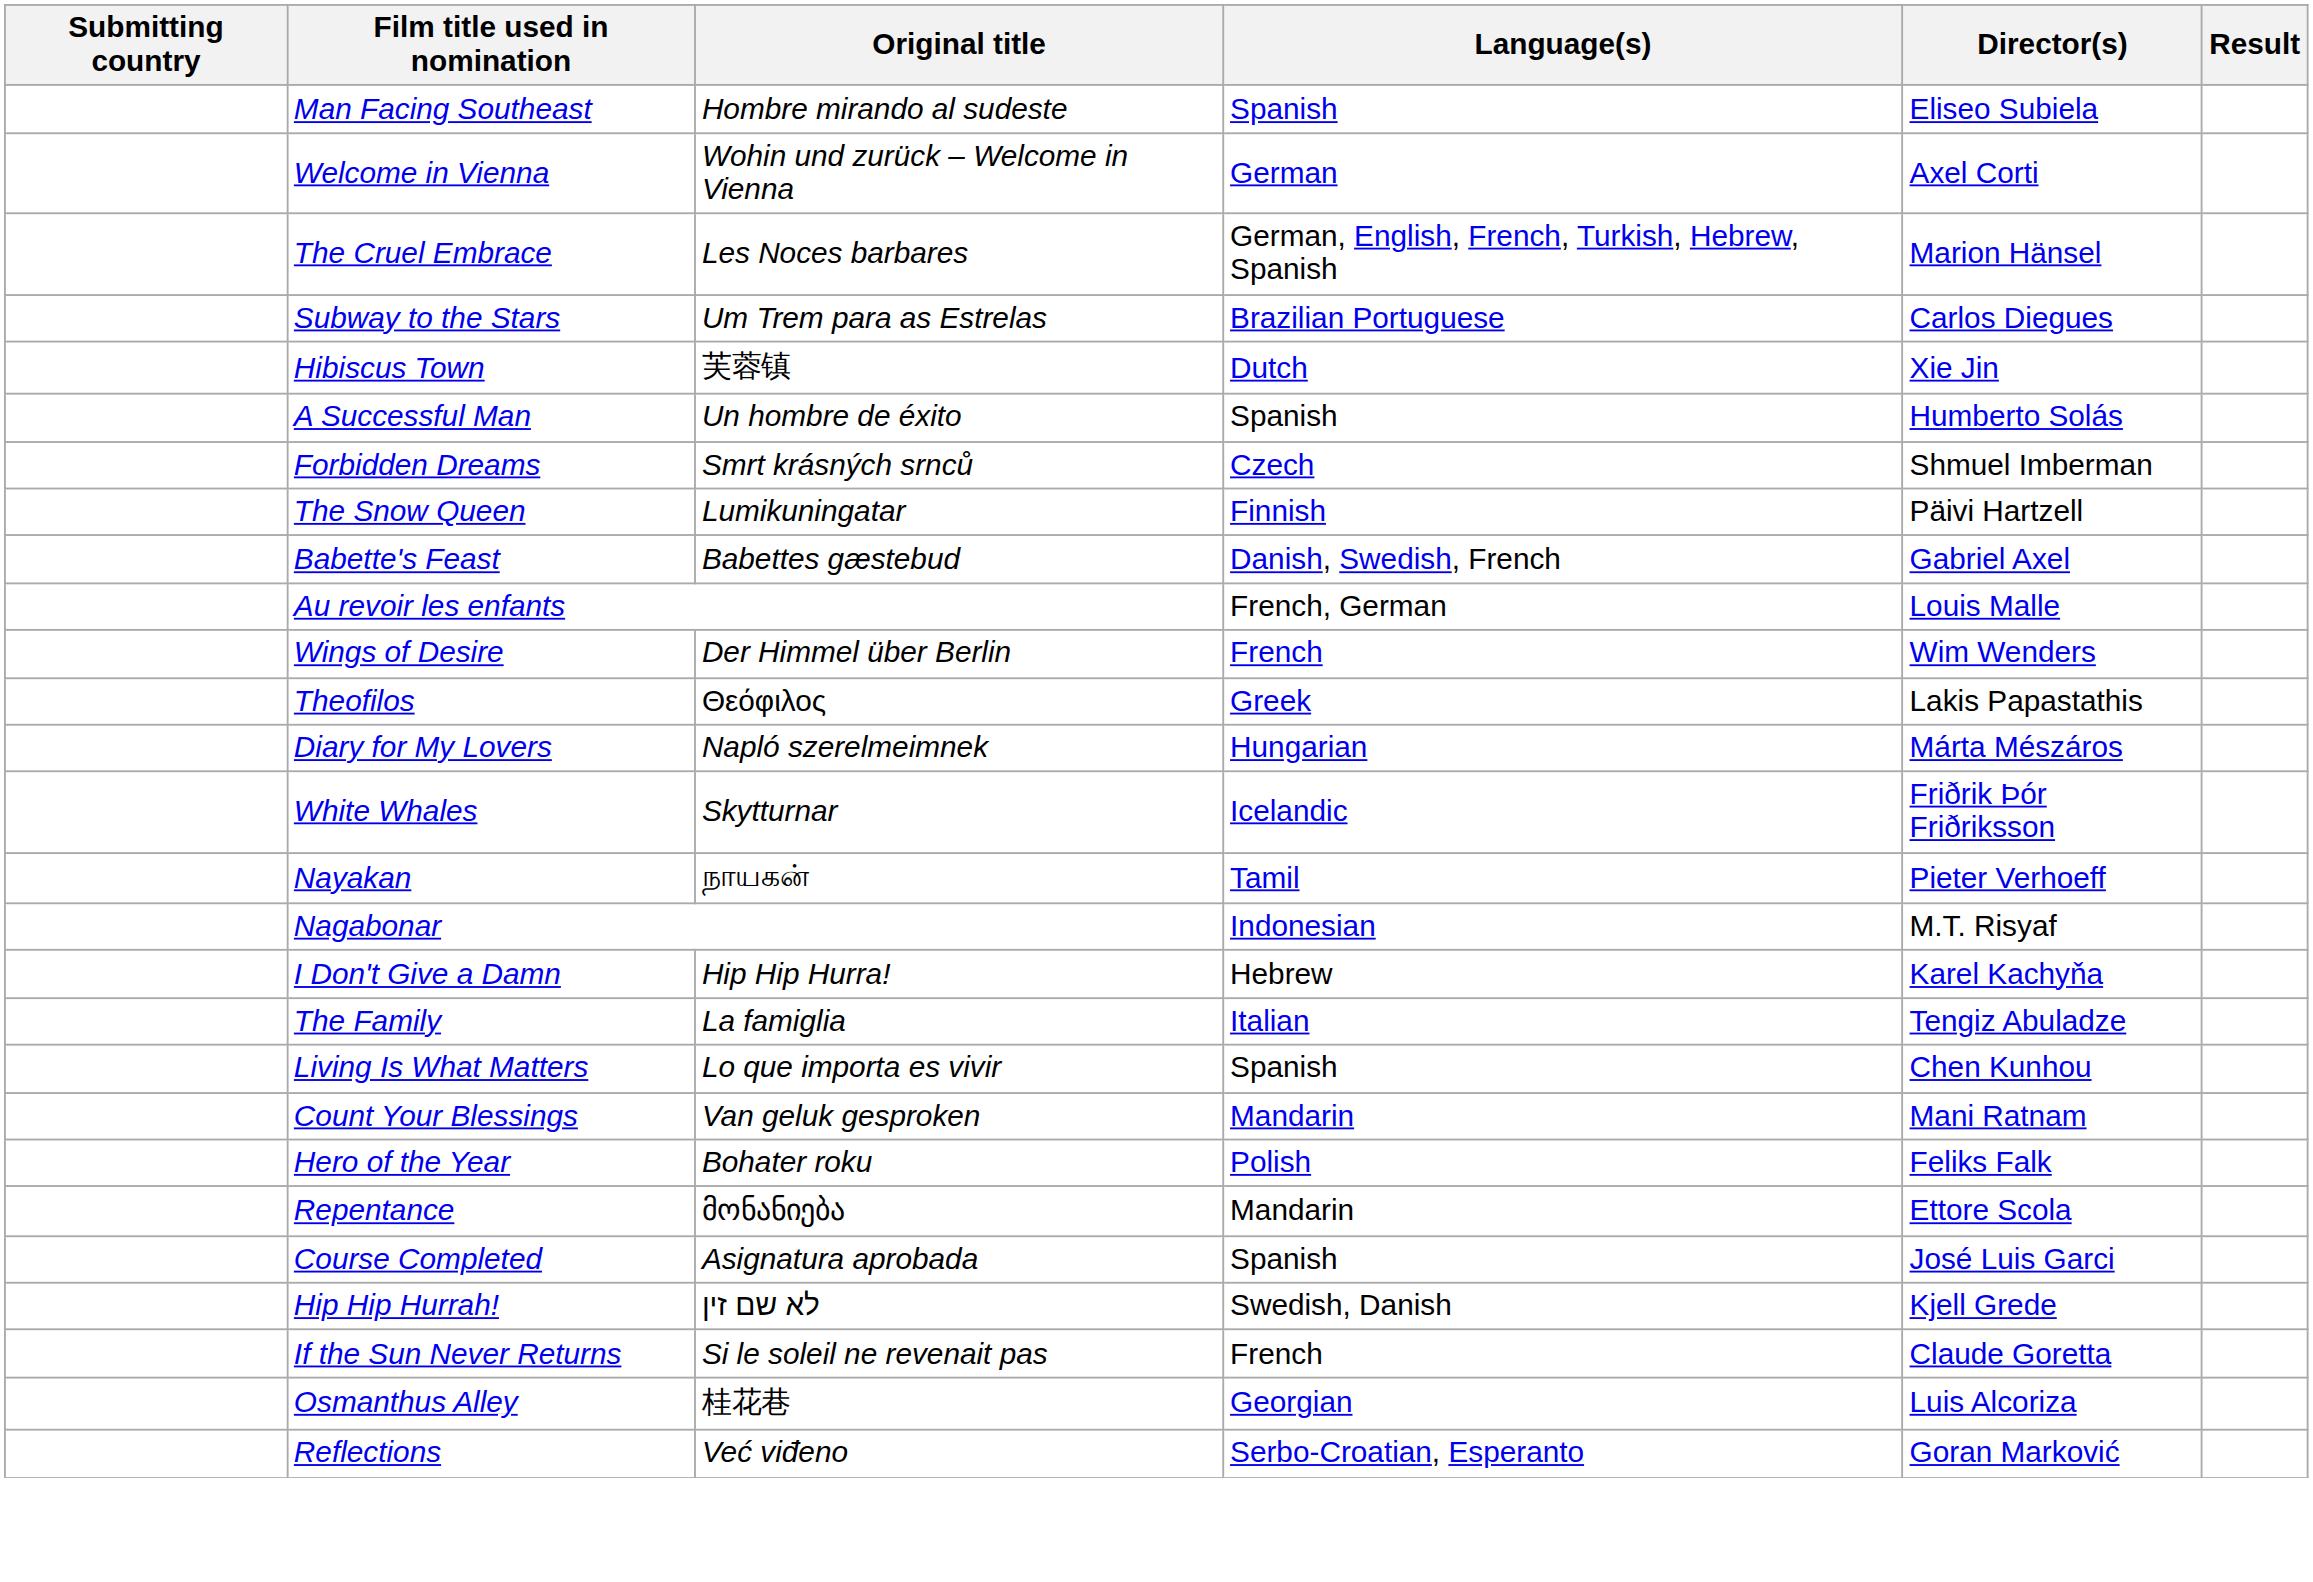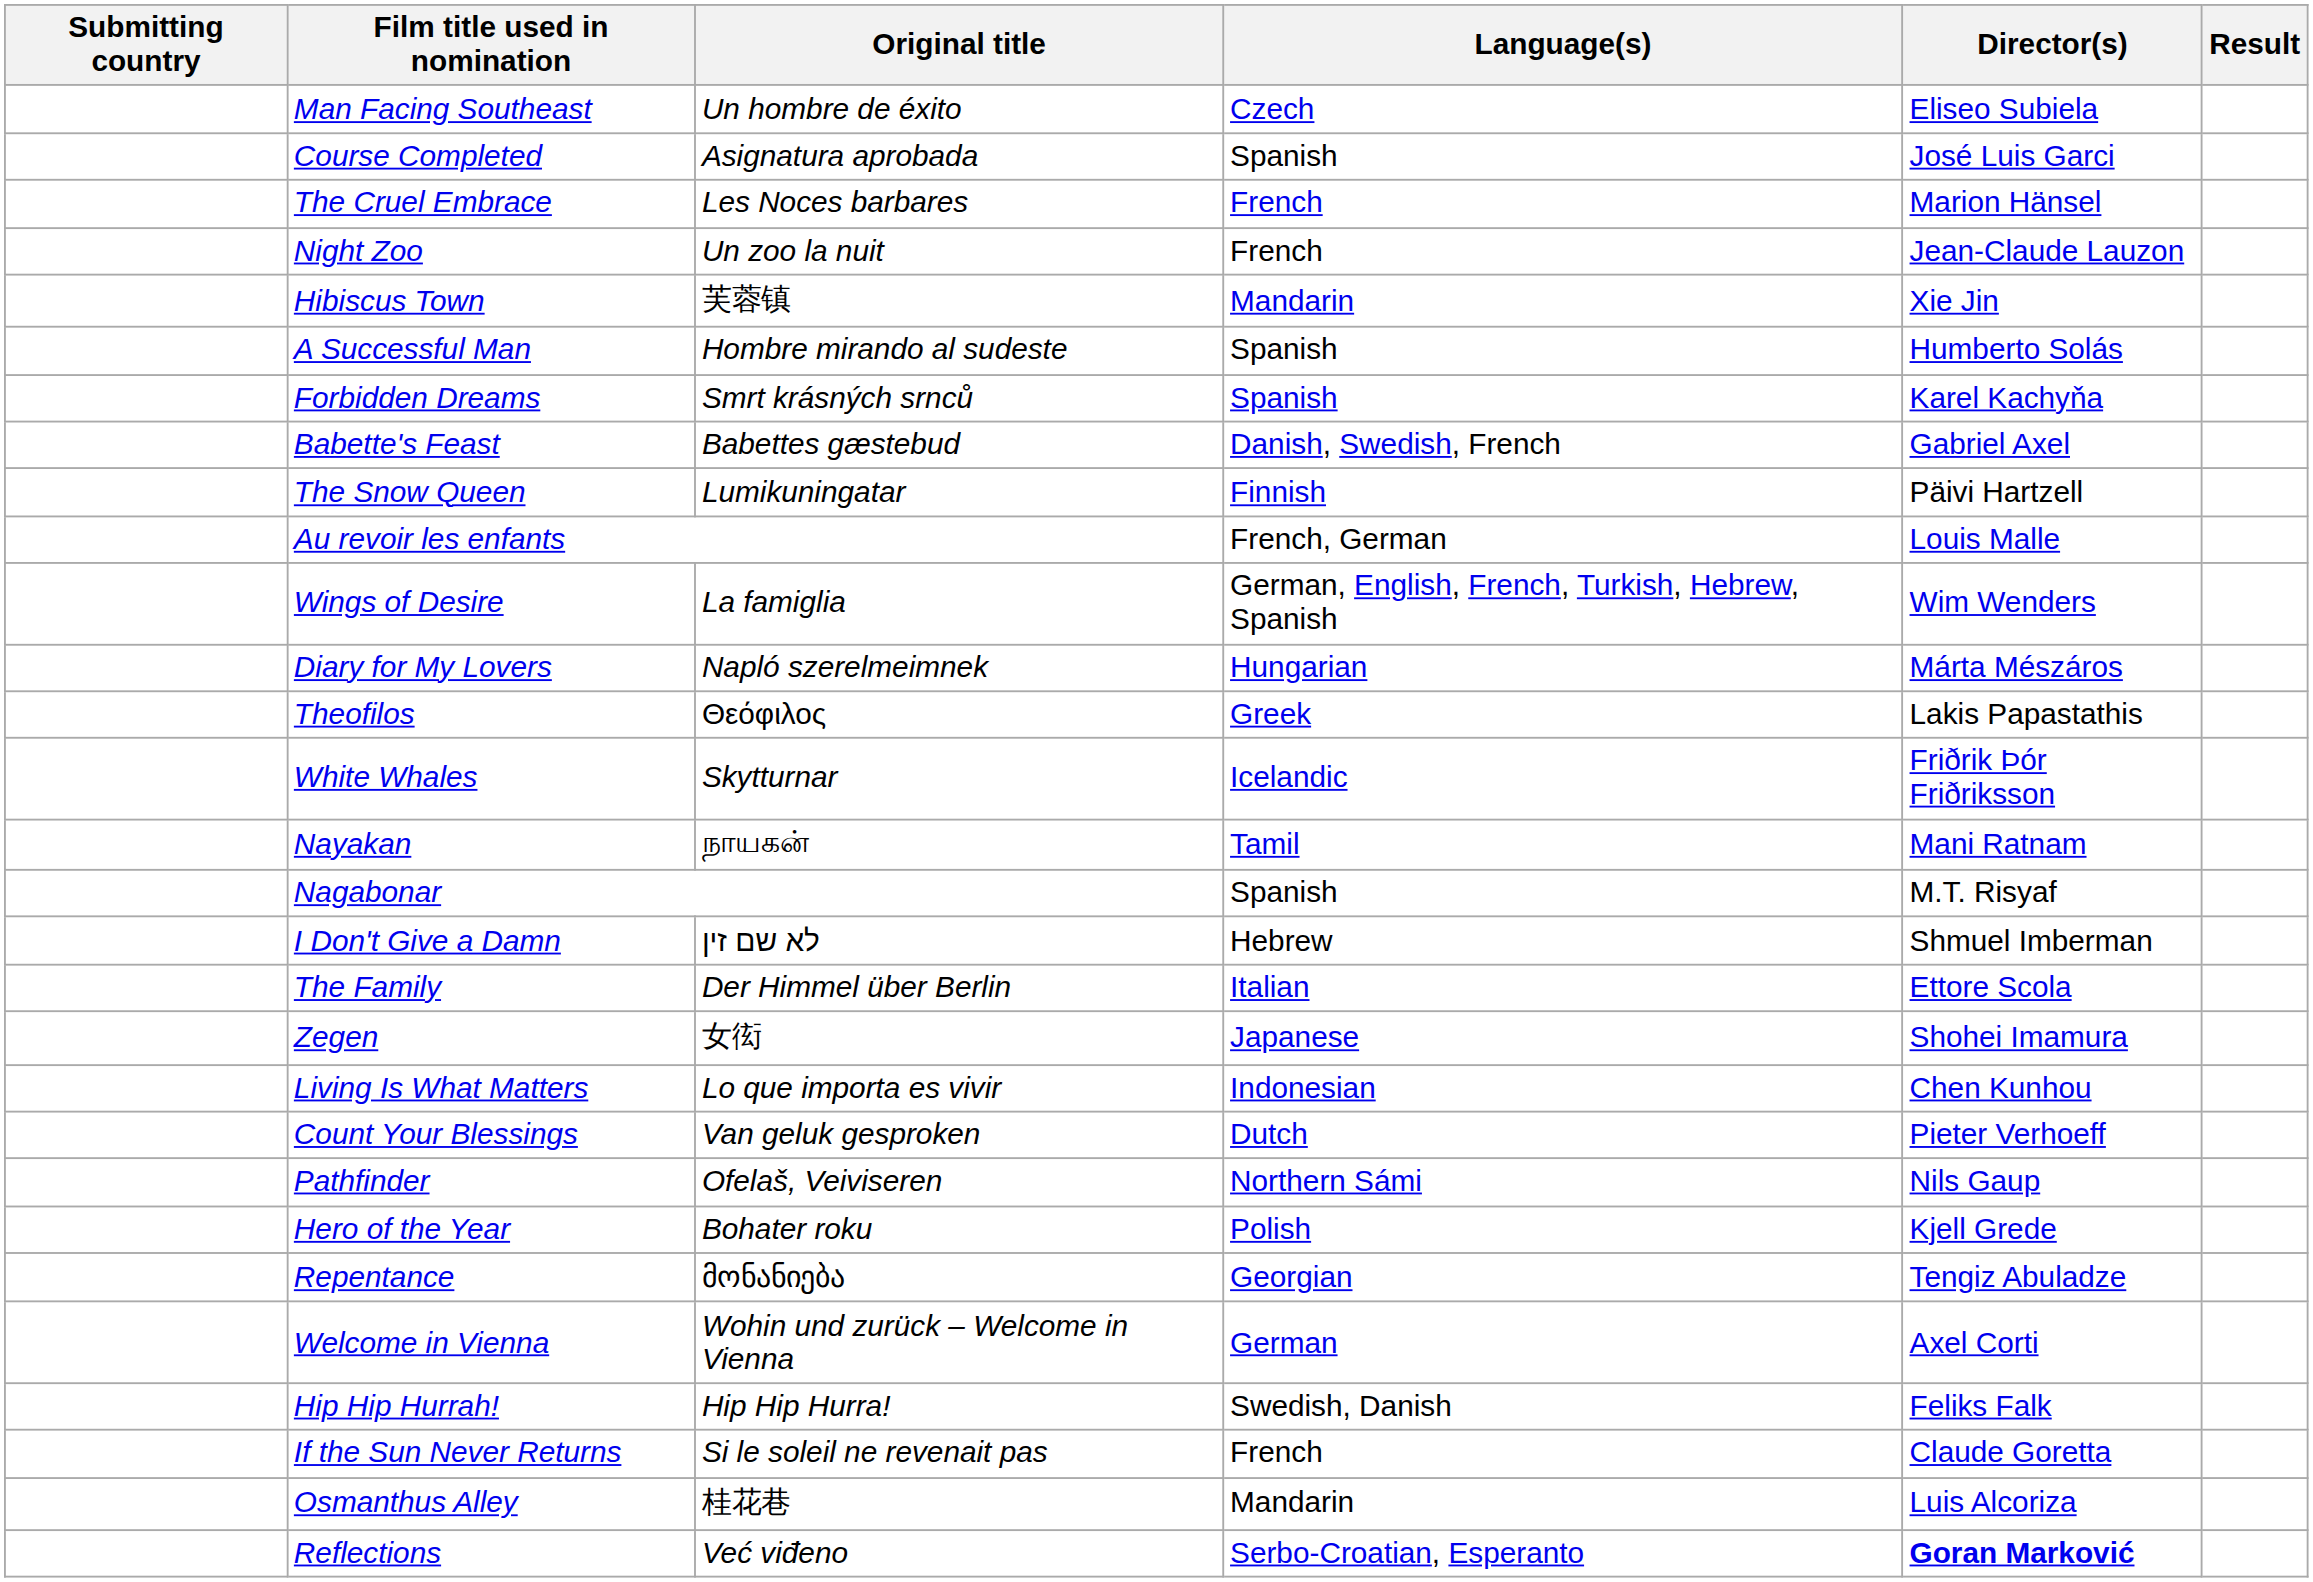(885, 108) Hombre mirando al sudeste -> (832, 108) Un hombre de éxito
(1284, 108) Spanish -> (1272, 108) Czech
rows swapped: (422, 172) <-> (418, 1258)
(1515, 253) German, English, French, Turkish, Hebrew, Spanish -> (1276, 203) French
- row: (427, 317)
+ row: (358, 250)
(1269, 367) Dutch -> (1292, 300) Mandarin
(832, 417) Un hombre de éxito -> (885, 350) Hombre mirando al sudeste
(1272, 464) Czech -> (1284, 397) Spanish
(2031, 464) Shmuel Imberman -> (2006, 397) Karel Kachyňa
rows swapped: (397, 558) <-> (410, 511)
(857, 653) Der Himmel über Berlin -> (774, 603) La famiglia
(1276, 653) French -> (1515, 603) German, English, French, Turkish, Hebrew, Spanish
rows swapped: (354, 700) <-> (423, 747)
(2008, 877) Pieter Verhoeff -> (1998, 843) Mani Ratnam
(1303, 926) Indonesian -> (1284, 892) Spanish
(796, 973) Hip Hip Hurra! -> (761, 940) לא שם זין
(2006, 973) Karel Kachyňa -> (2031, 940) Shmuel Imberman
(774, 1020) La famiglia -> (857, 987) Der Himmel über Berlin
(2018, 1020) Tengiz Abuladze -> (1991, 987) Ettore Scola
+ row: (336, 1037)
(1284, 1068) Spanish -> (1303, 1087) Indonesian
(1292, 1115) Mandarin -> (1269, 1134) Dutch
(1998, 1115) Mani Ratnam -> (2008, 1134) Pieter Verhoeff
+ row: (362, 1181)
(1981, 1162) Feliks Falk -> (1983, 1228) Kjell Grede
(1292, 1210) Mandarin -> (1291, 1277) Georgian
(1991, 1210) Ettore Scola -> (2018, 1277) Tengiz Abuladze
(761, 1305) לא שם זין -> (796, 1405) Hip Hip Hurra!
(1983, 1305) Kjell Grede -> (1981, 1405) Feliks Falk
(1291, 1403) Georgian -> (1292, 1503) Mandarin
(2015, 1453) normal -> (2022, 1553) bold
